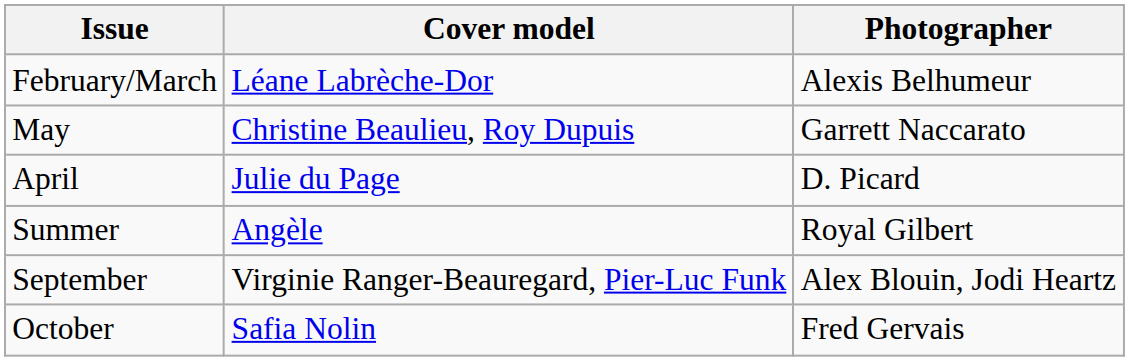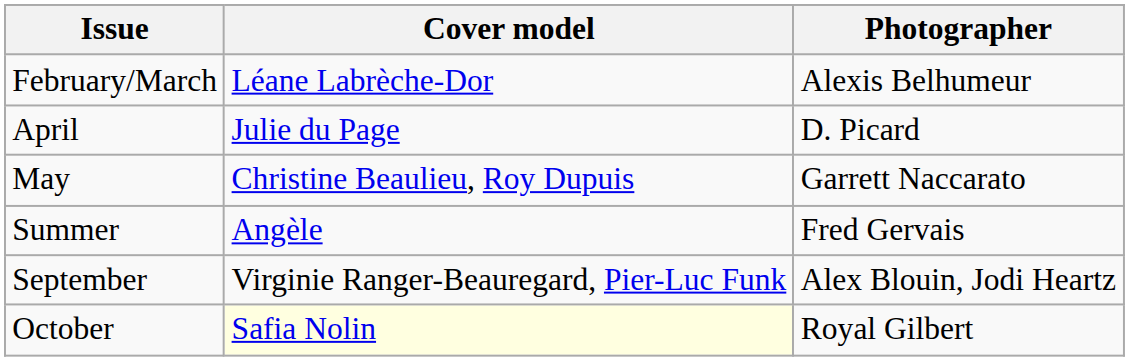rows swapped: (46, 179) <-> (41, 129)
(887, 229) Royal Gilbert -> (883, 229) Fred Gervais
(304, 329) no background -> (304, 329) lightyellow background
(883, 329) Fred Gervais -> (887, 329) Royal Gilbert
